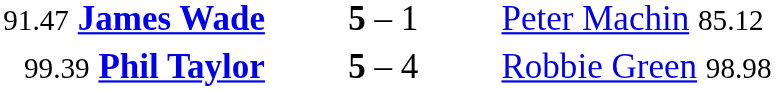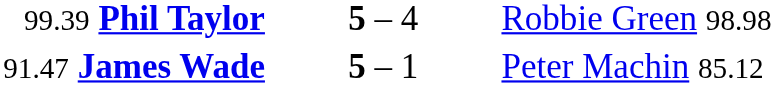rows swapped: (144, 66) <-> (134, 18)
